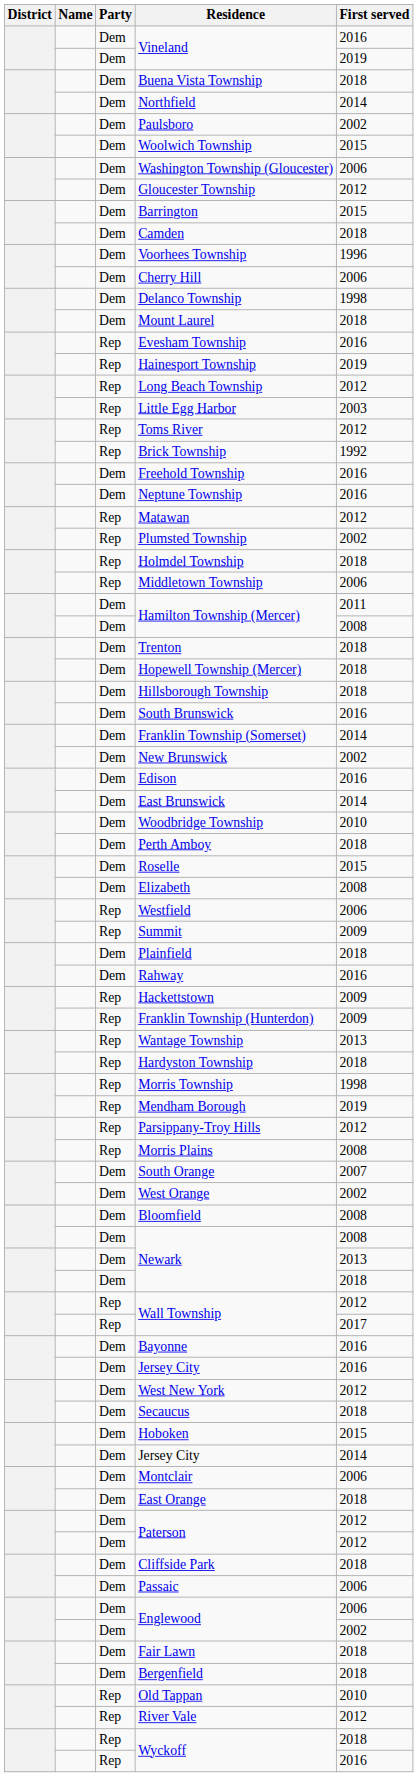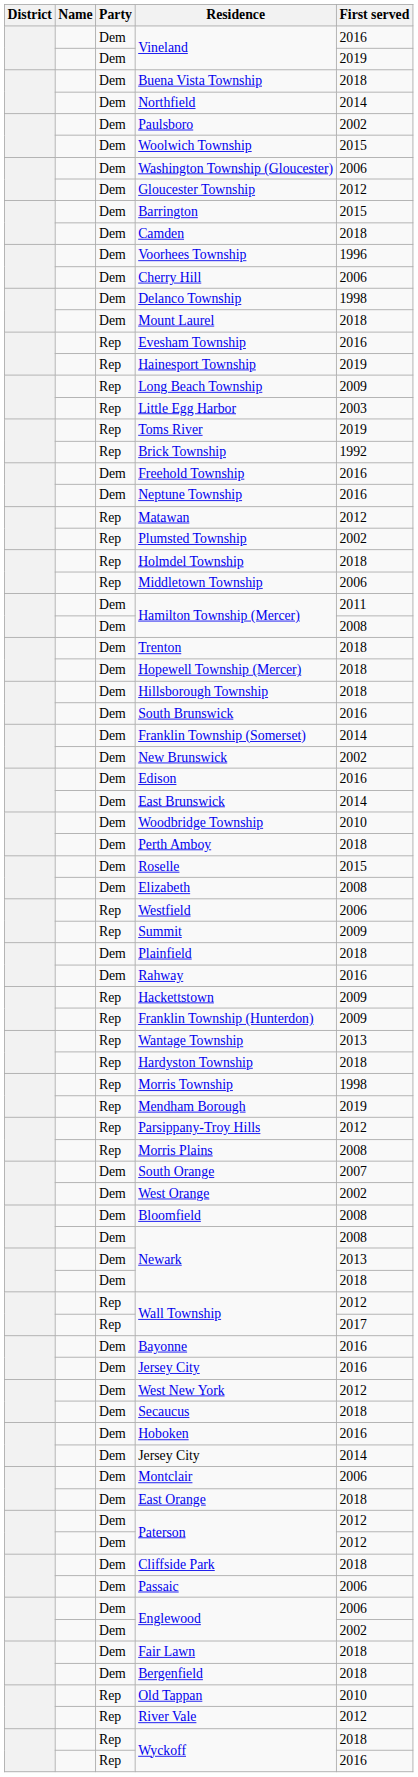(353, 386) 2012 -> (353, 386) 2009
(353, 430) 2012 -> (353, 430) 2019
(353, 1433) 2015 -> (353, 1433) 2016
